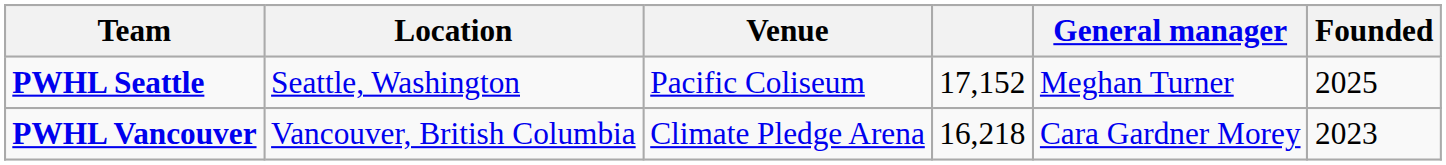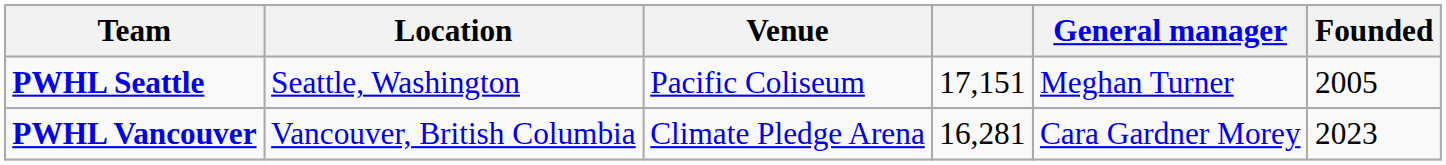(982, 82) 17,152 -> (982, 82) 17,151
(1346, 82) 2025 -> (1346, 82) 2005
(982, 133) 16,218 -> (982, 133) 16,281
